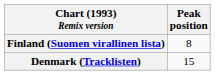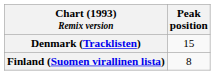rows swapped: (86, 61) <-> (86, 43)
